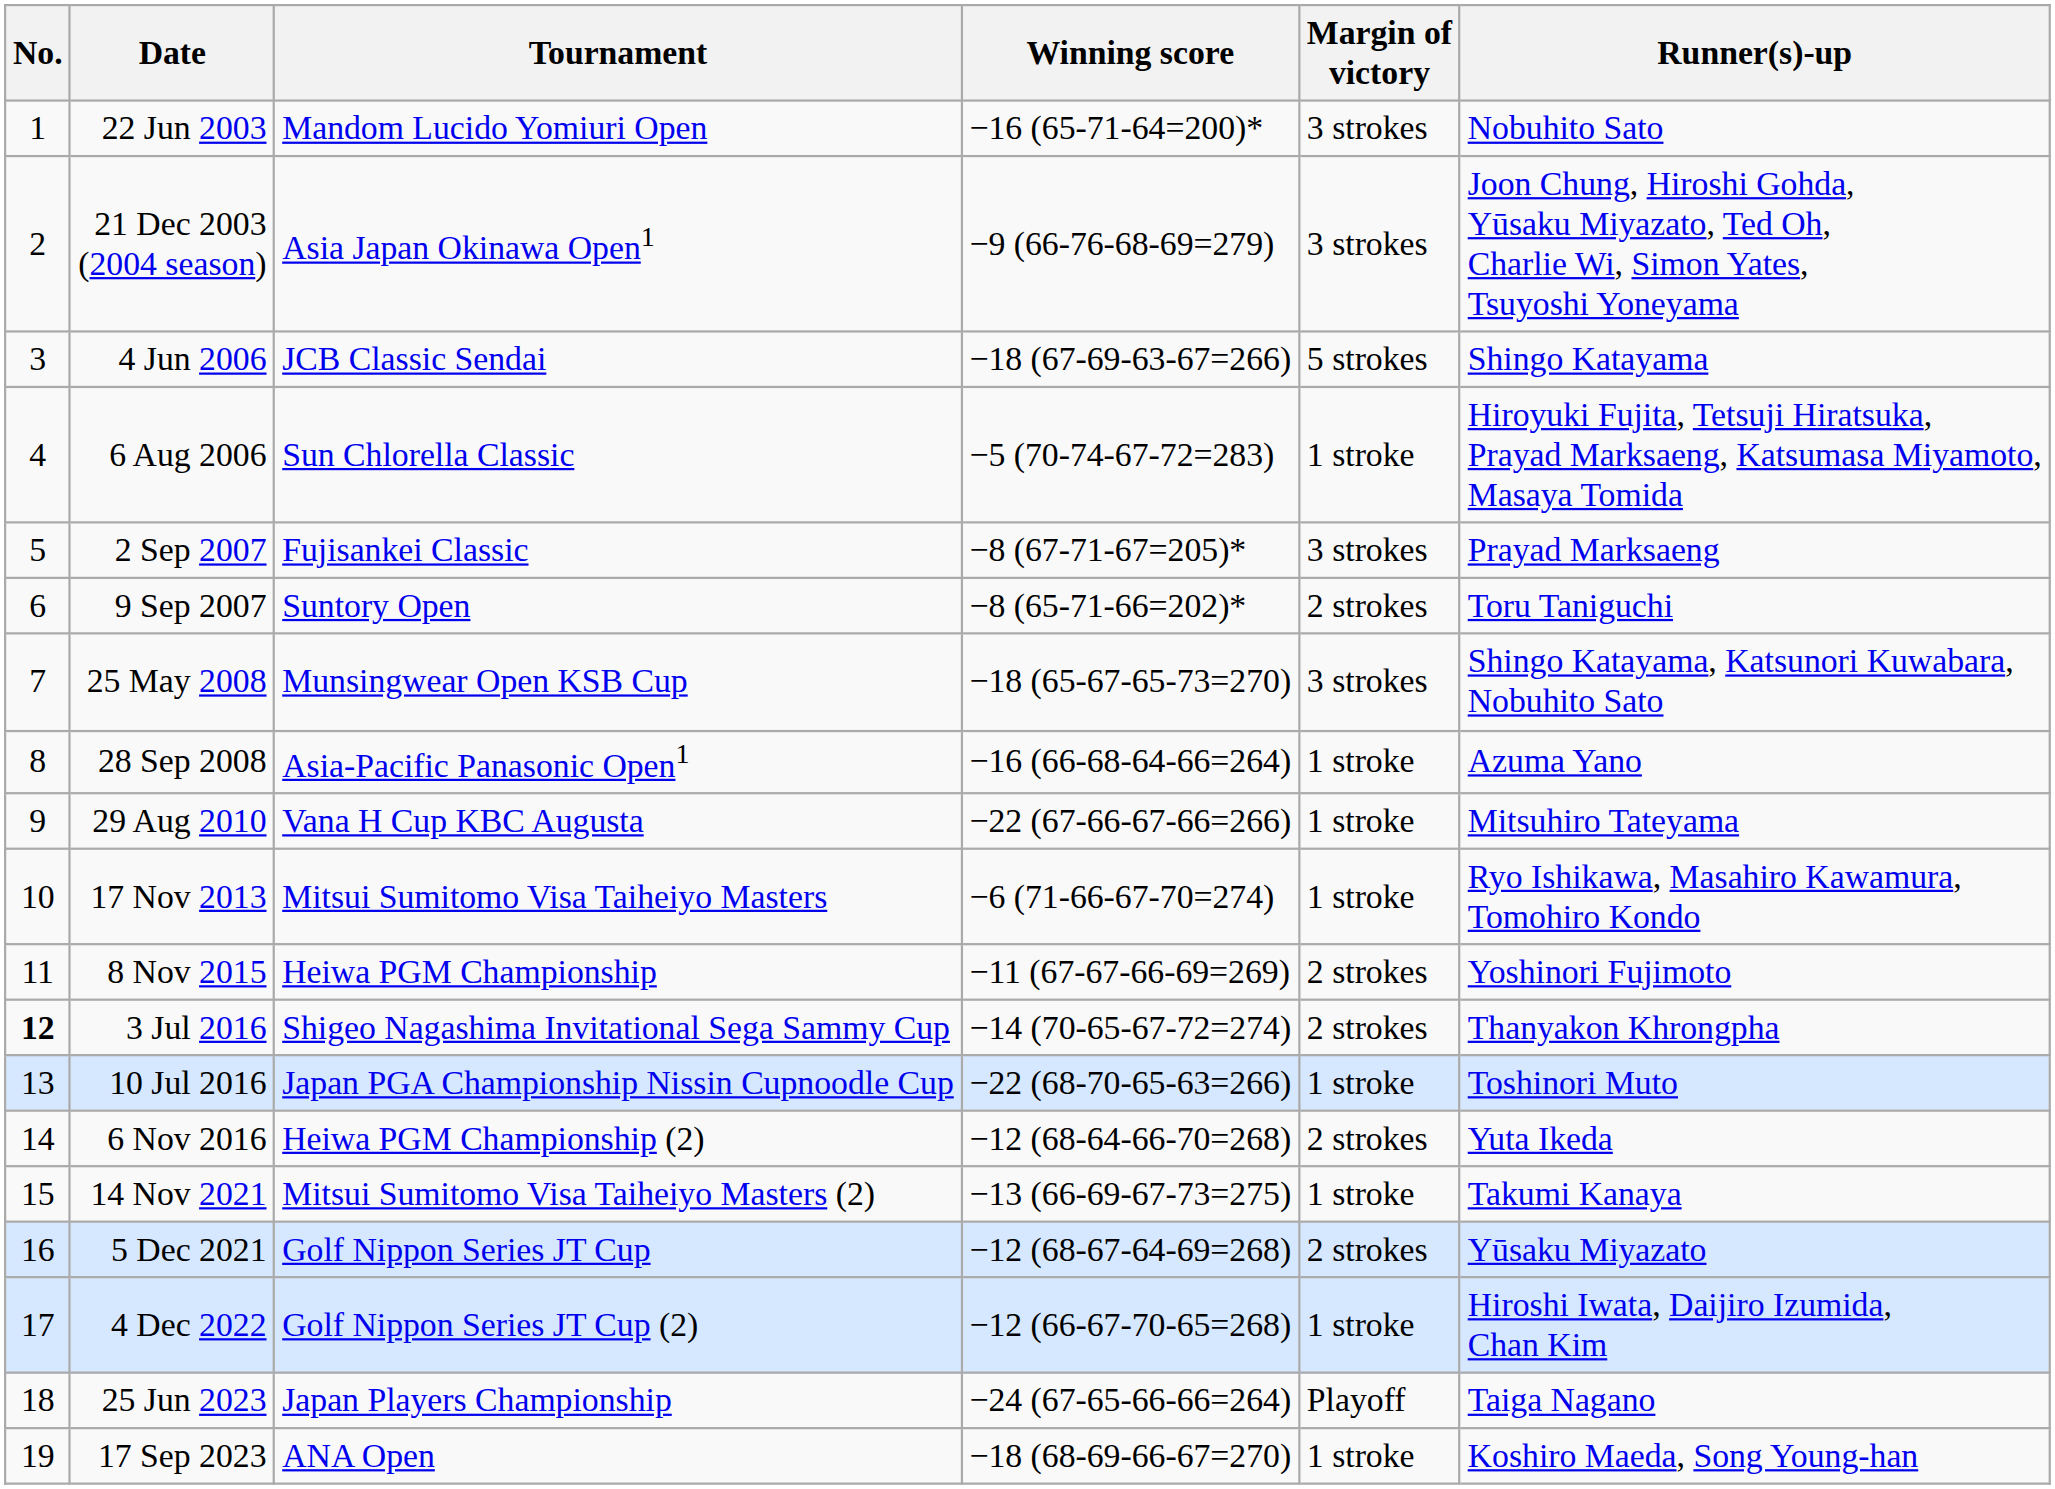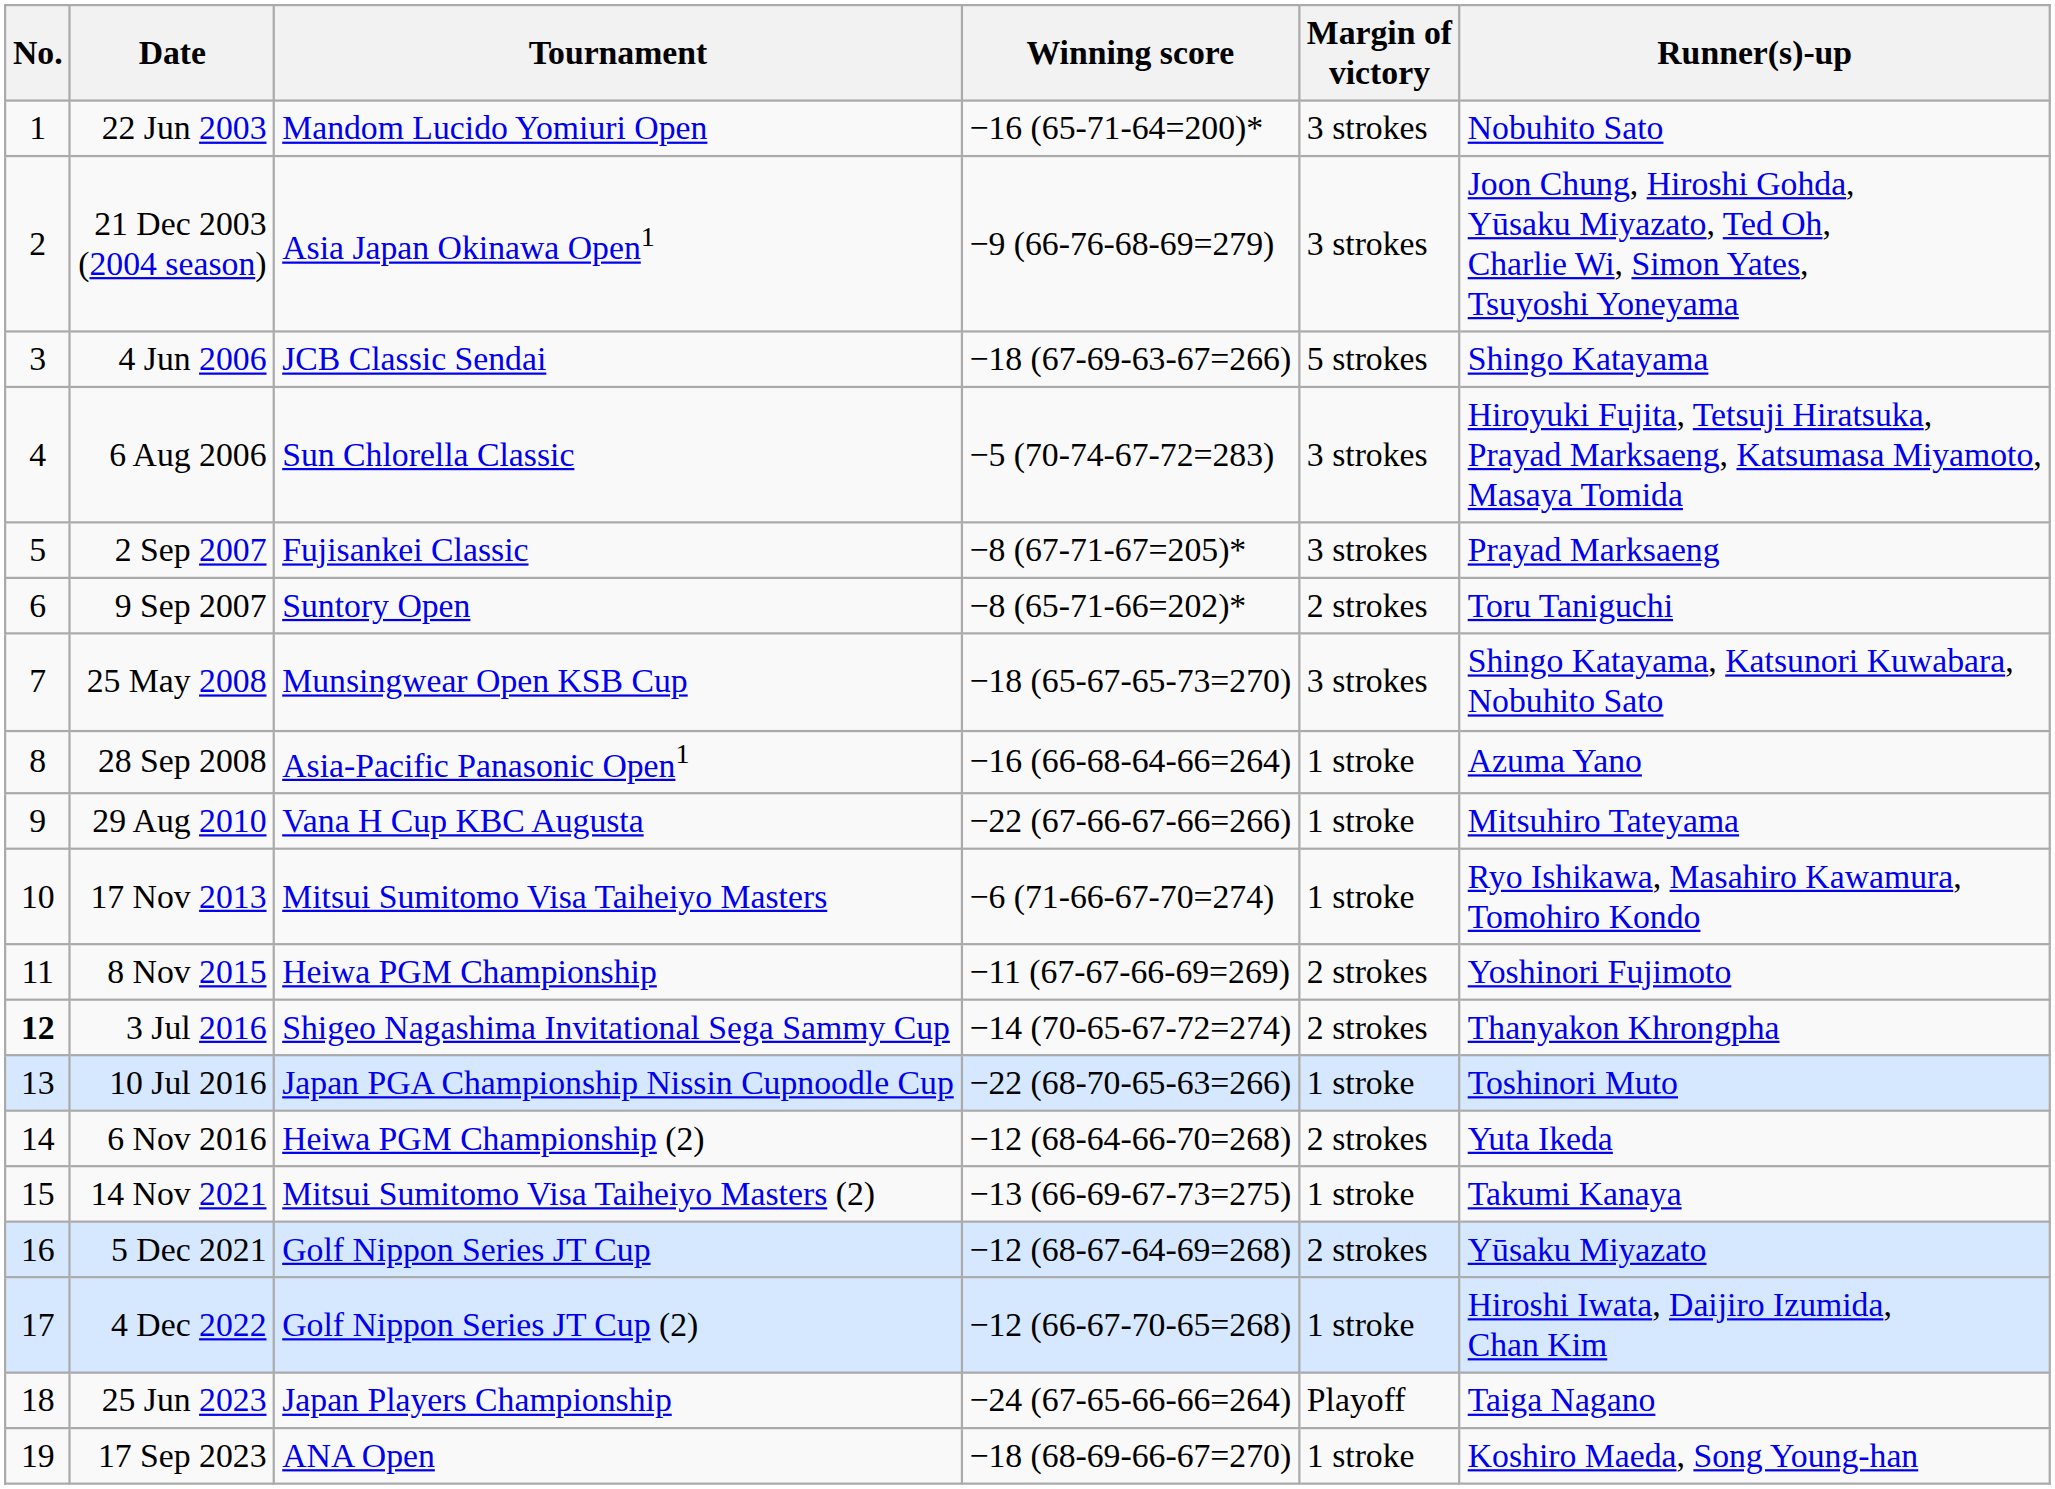(1361, 454) 1 stroke -> (1367, 454) 3 strokes
